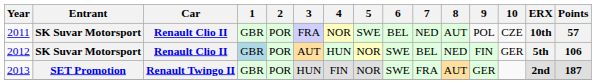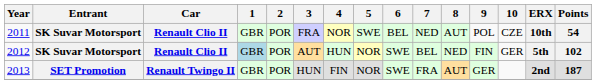(573, 33) 57 -> (573, 33) 54
(573, 51) 106 -> (573, 51) 102
